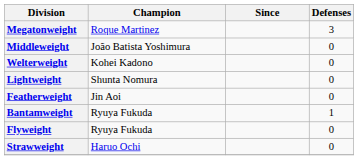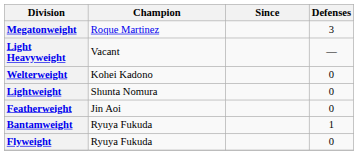+ row: (36, 52)
- row: (38, 46)
- row: (35, 146)
